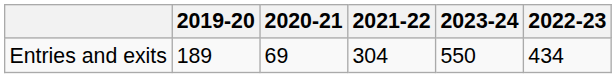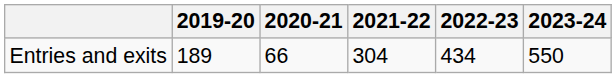columns swapped: (567, 21) <-> (479, 21)
(276, 55) 69 -> (276, 55) 66
